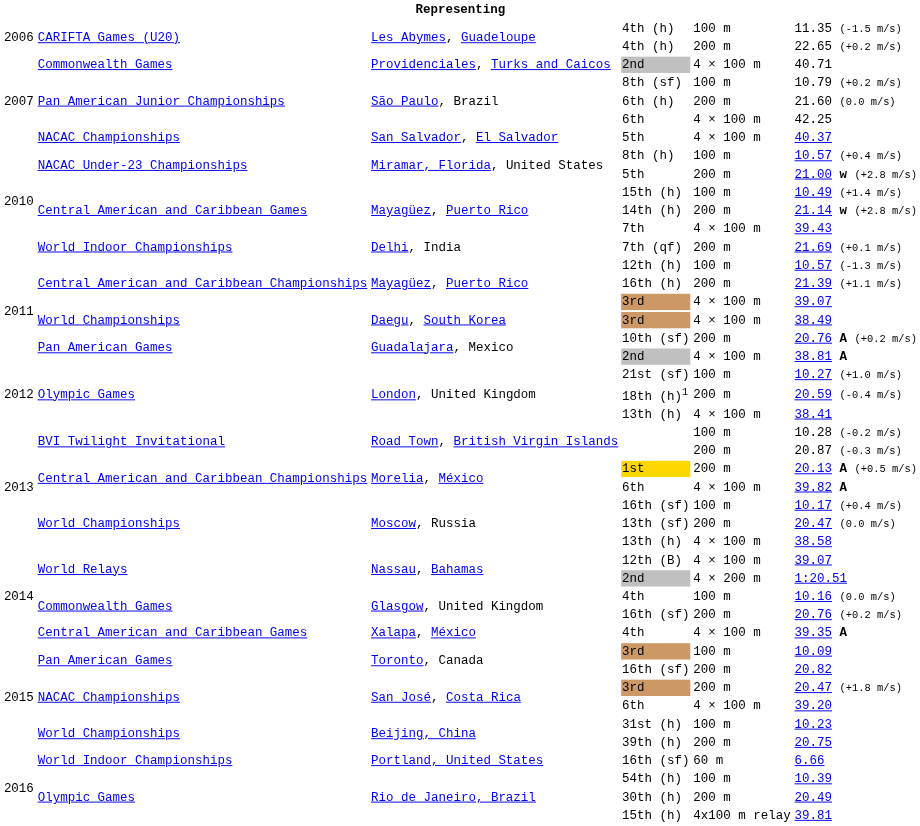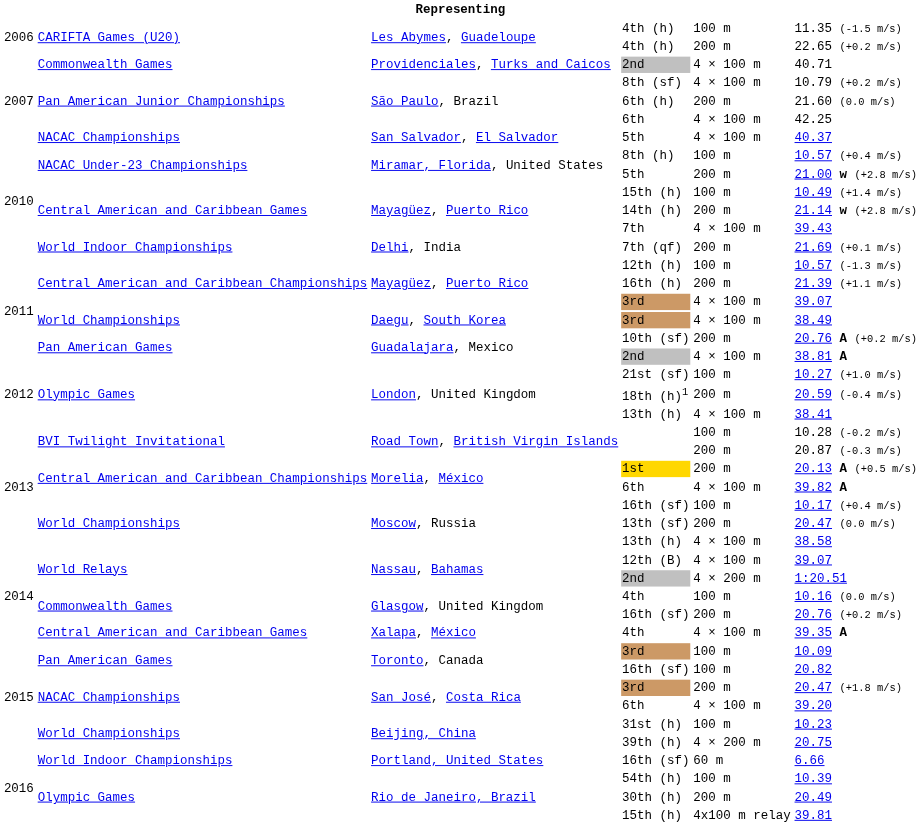(712, 83) 100 m -> (727, 83) 4 × 100 m
(712, 670) 200 m -> (712, 670) 100 m
(712, 743) 200 m -> (727, 743) 4 × 200 m
